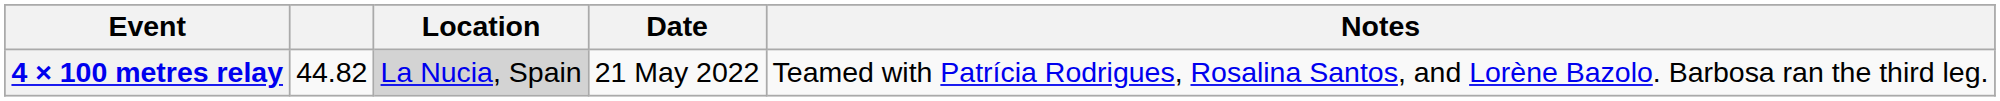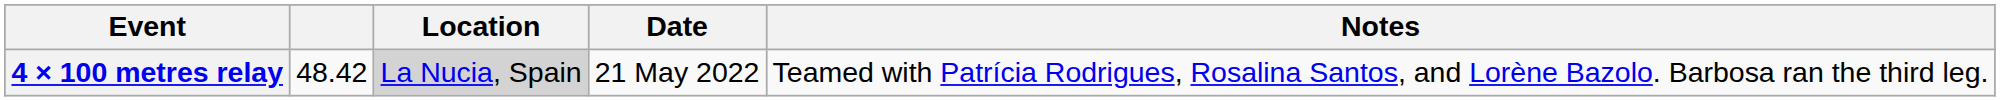(332, 72) 44.82 -> (332, 72) 48.42
